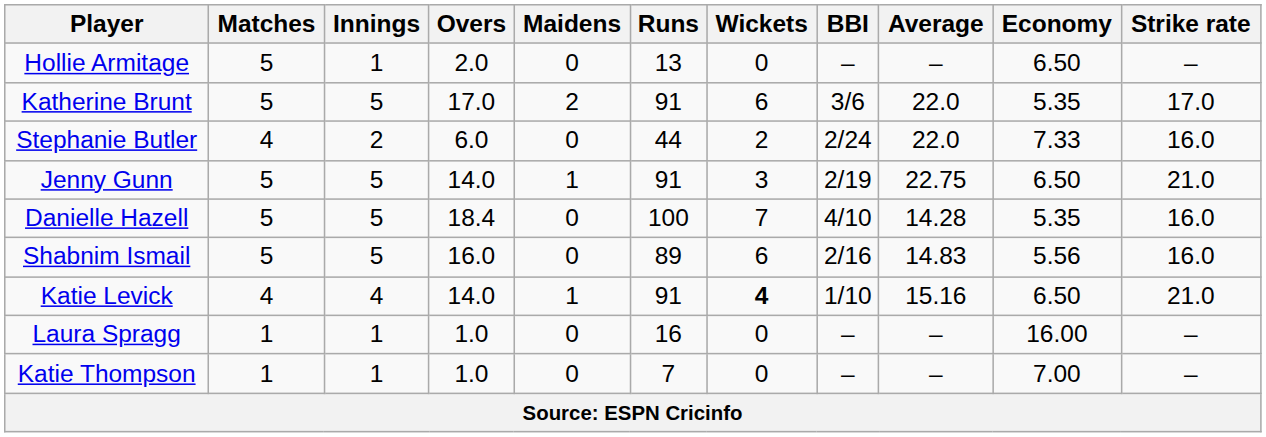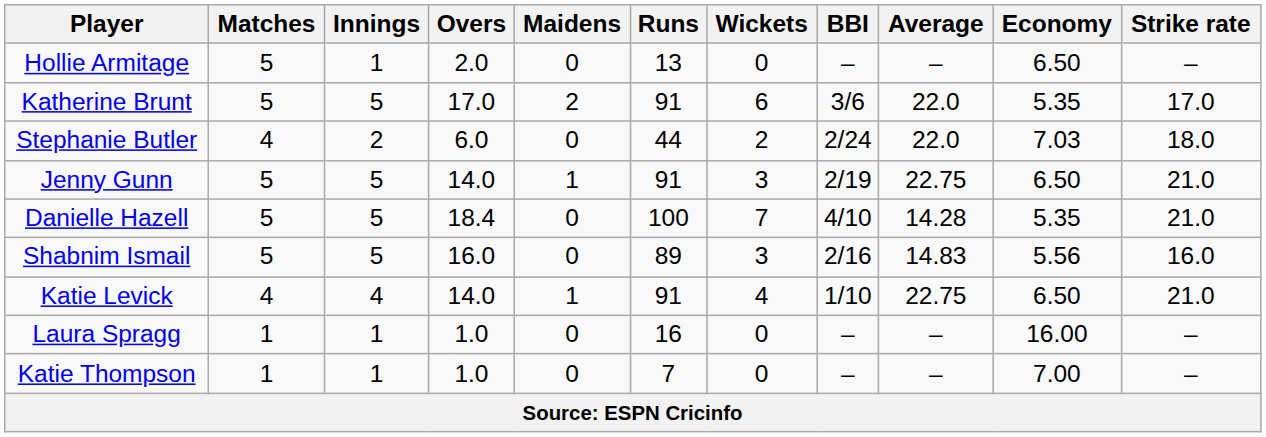(1057, 140) 7.33 -> (1057, 140) 7.03
(1191, 140) 16.0 -> (1191, 140) 18.0
(1191, 218) 16.0 -> (1191, 218) 21.0
(762, 256) 6 -> (762, 256) 3
(762, 295) bold -> (762, 295) normal
(936, 295) 15.16 -> (936, 295) 22.75
